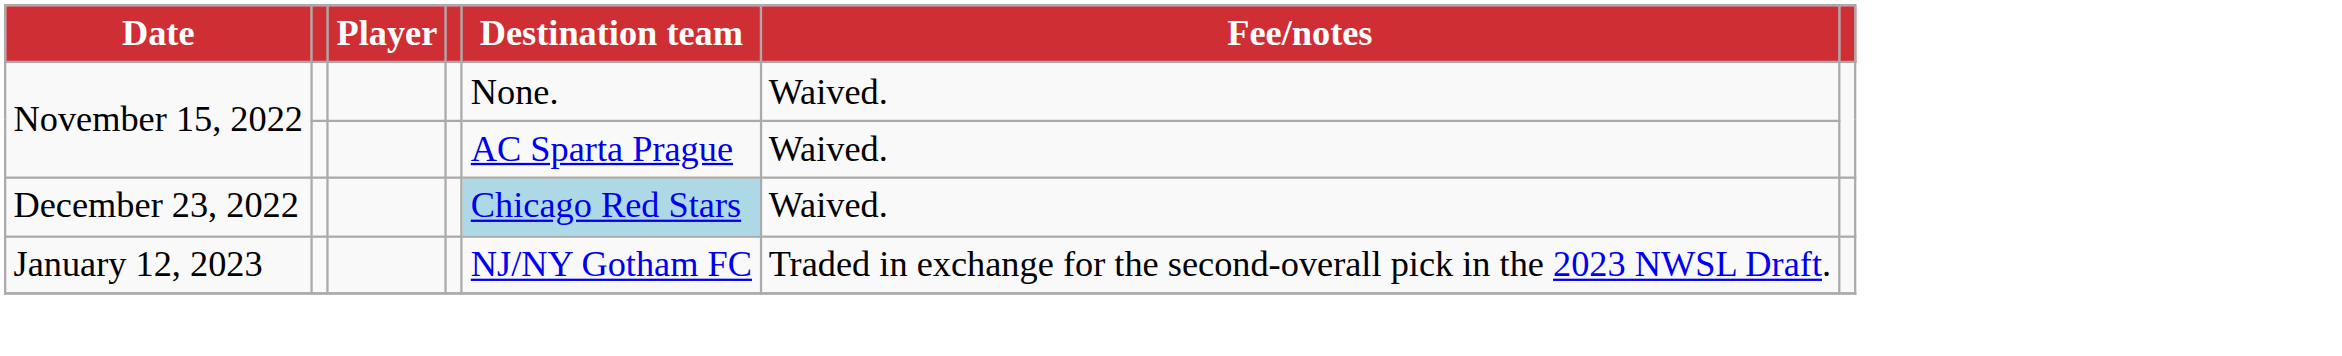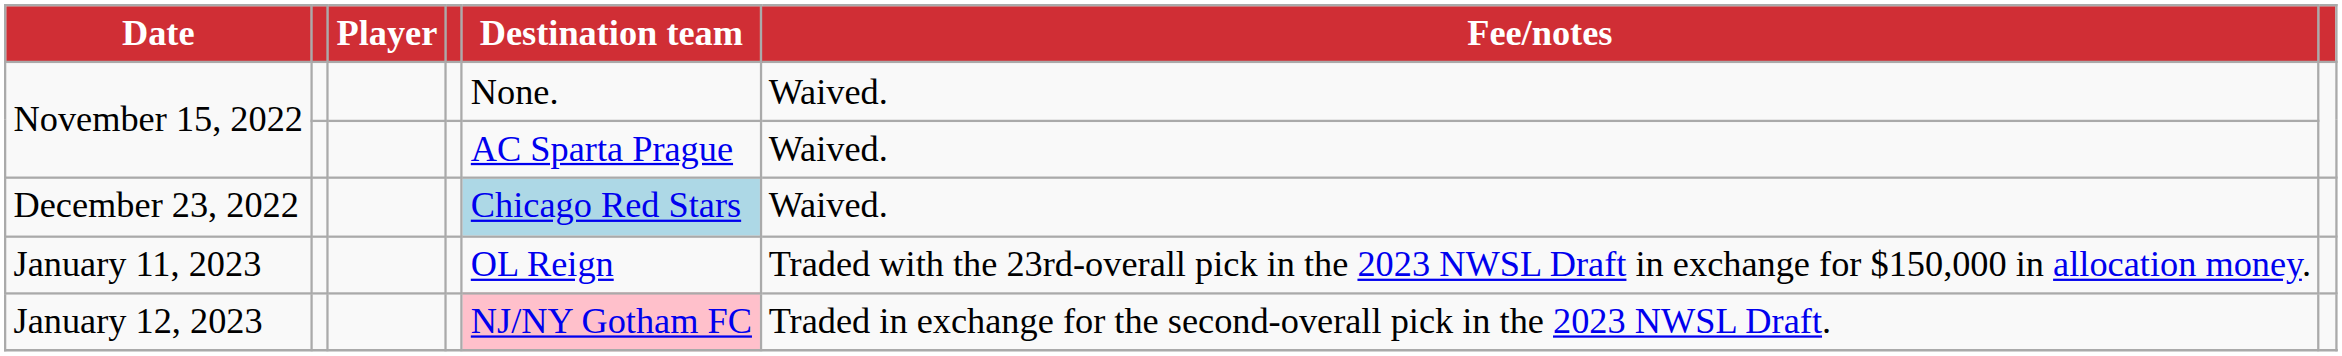+ row: (137, 263)
(611, 263) no background -> (611, 321) pink background
